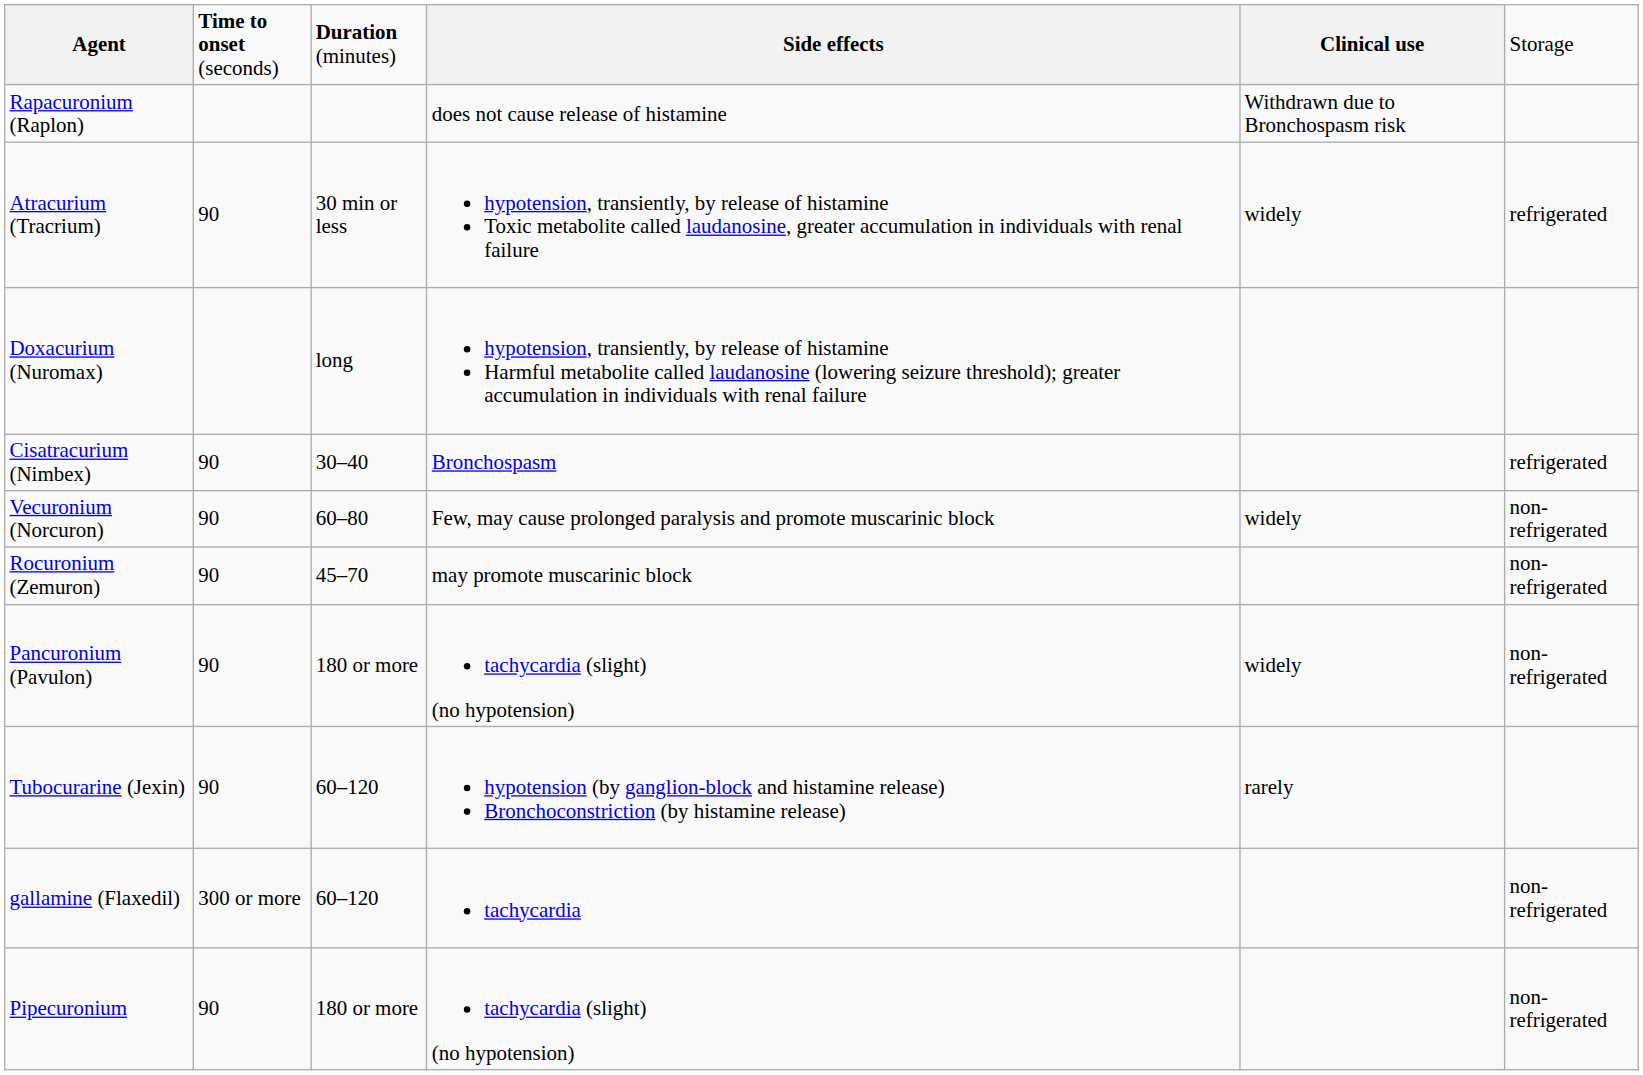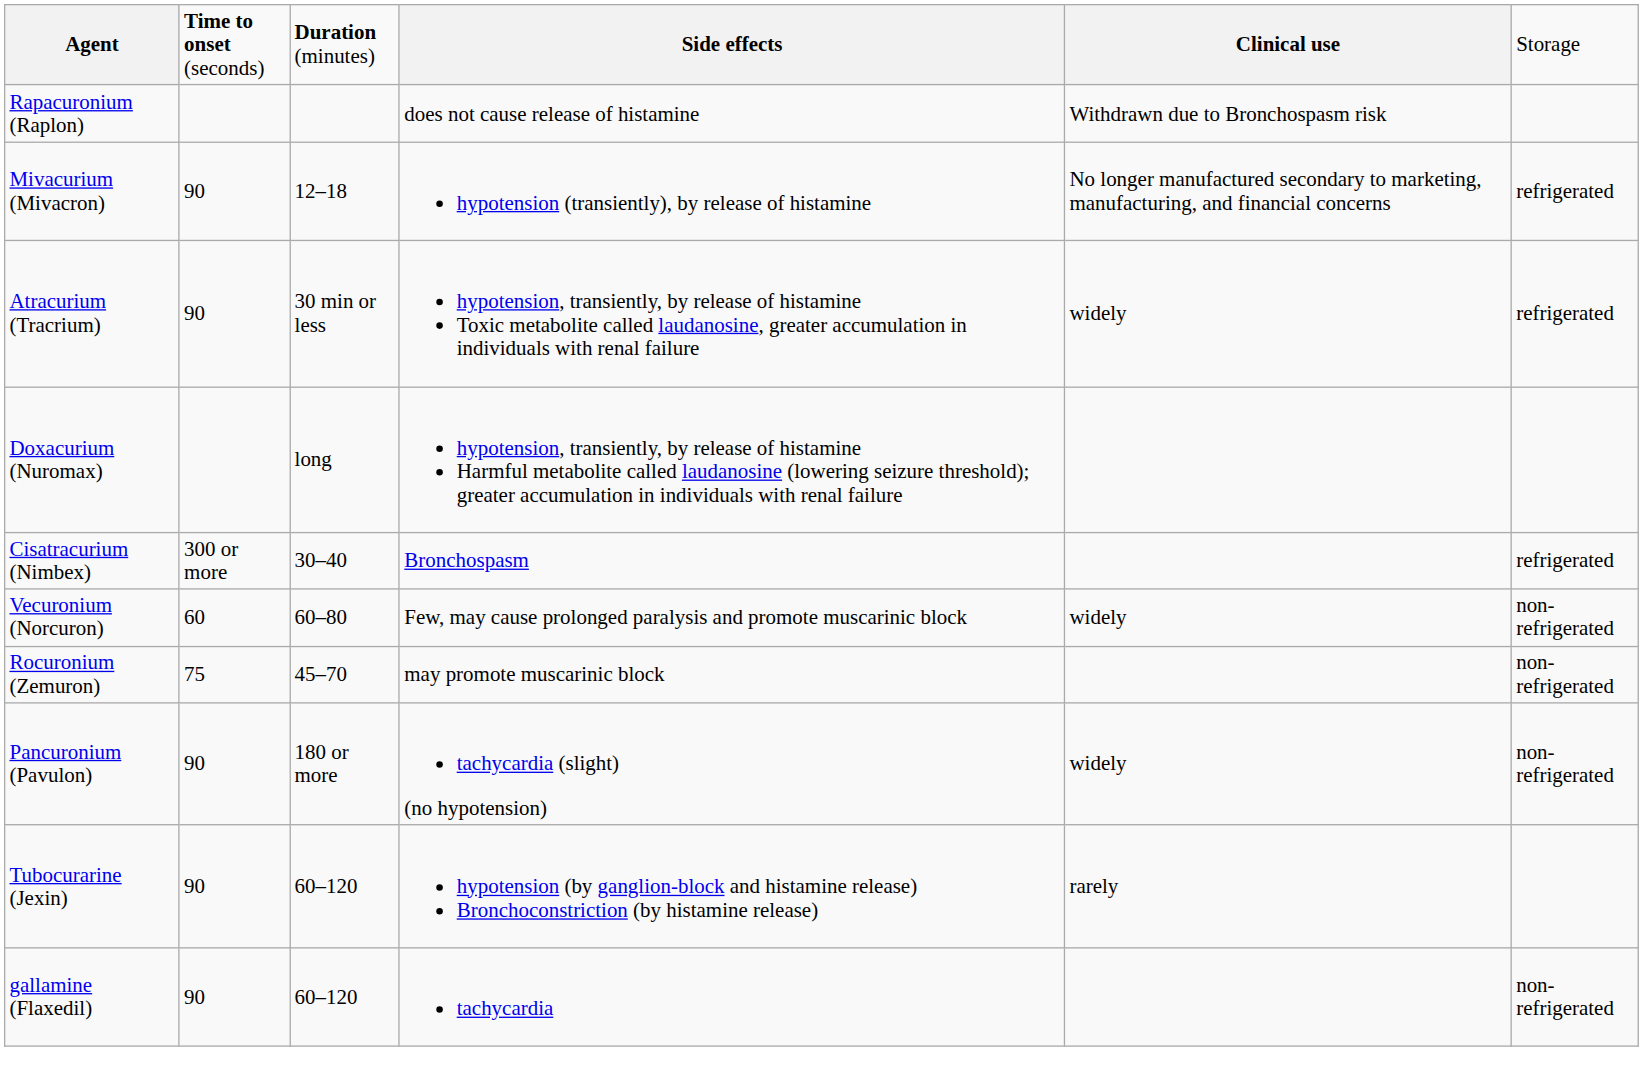+ row: (61, 191)
(209, 461) 90 -> (211, 560) 300 or more
(209, 518) 90 -> (195, 617) 60
(209, 575) 90 -> (195, 674) 75
(250, 898) 300 or more -> (195, 996) 90
- row: (68, 1008)
